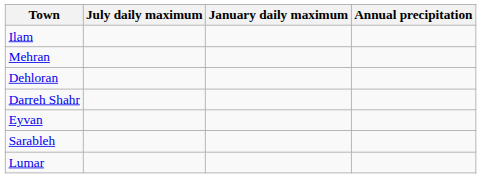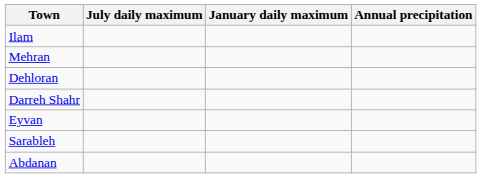+ row: (33, 162)
- row: (26, 162)
